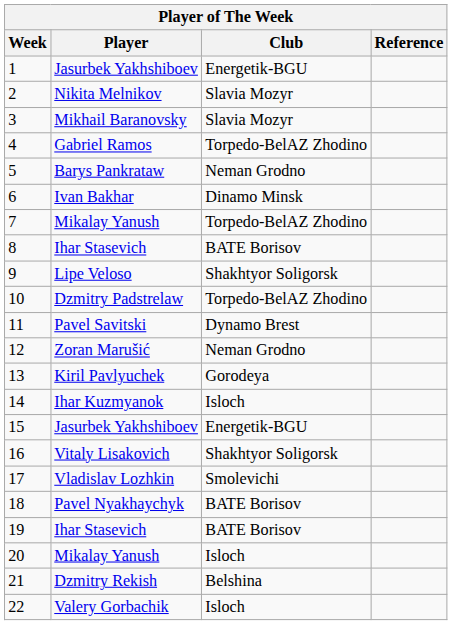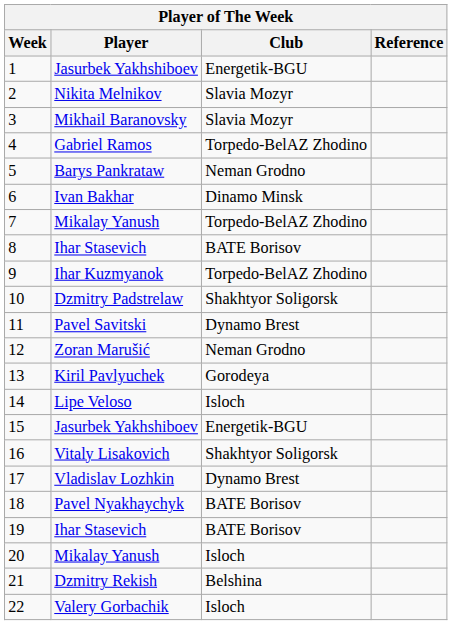(93, 273) Lipe Veloso -> (109, 273) Ihar Kuzmyanok
(272, 273) Shakhtyor Soligorsk -> (286, 273) Torpedo-BelAZ Zhodino
(286, 299) Torpedo-BelAZ Zhodino -> (272, 299) Shakhtyor Soligorsk
(109, 401) Ihar Kuzmyanok -> (93, 401) Lipe Veloso
(242, 478) Smolevichi -> (252, 478) Dynamo Brest
